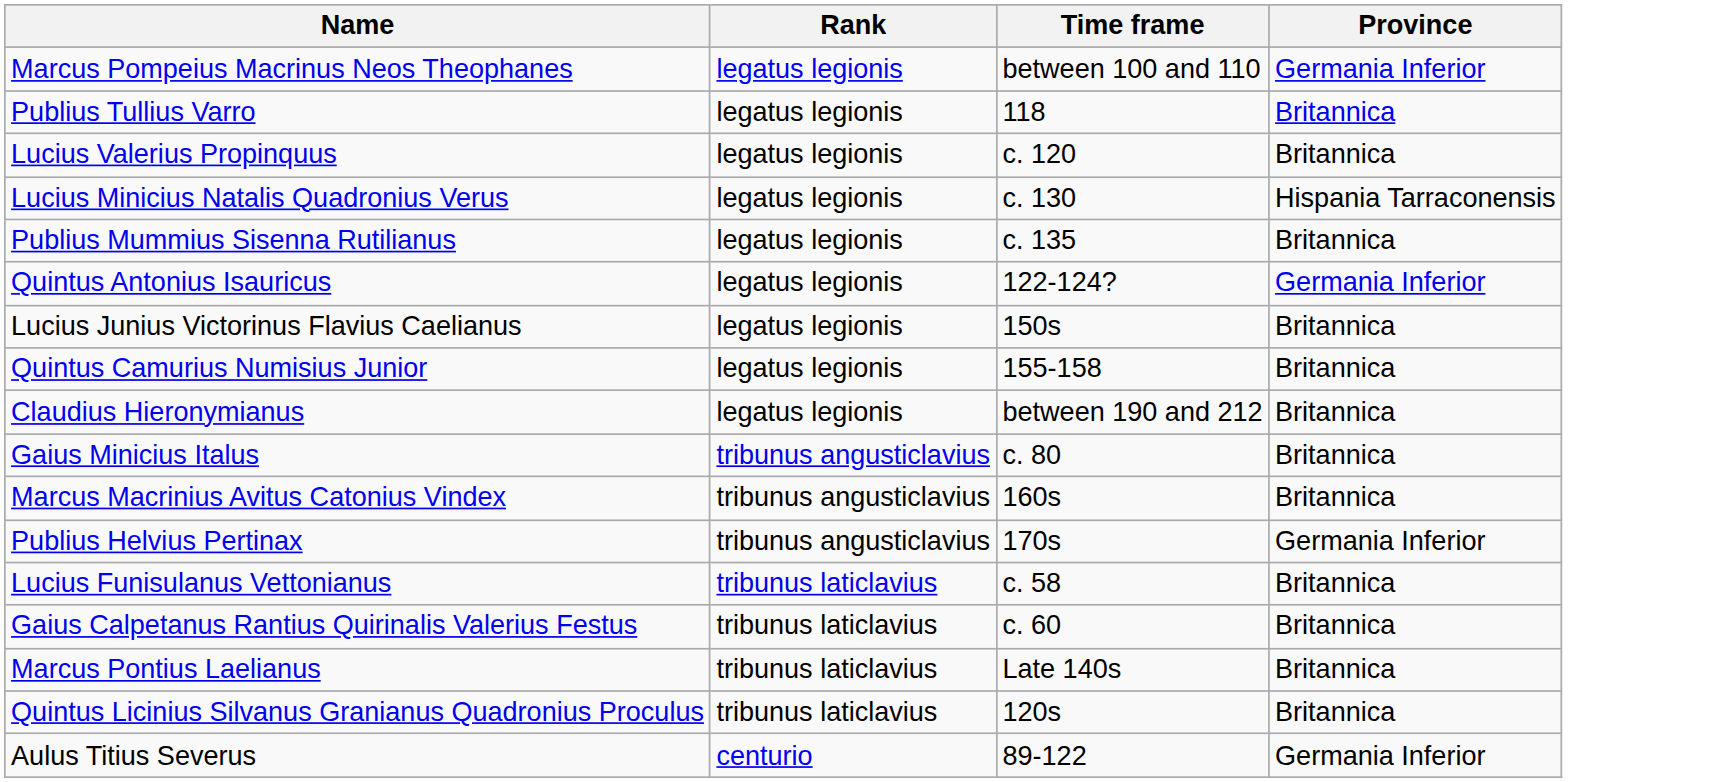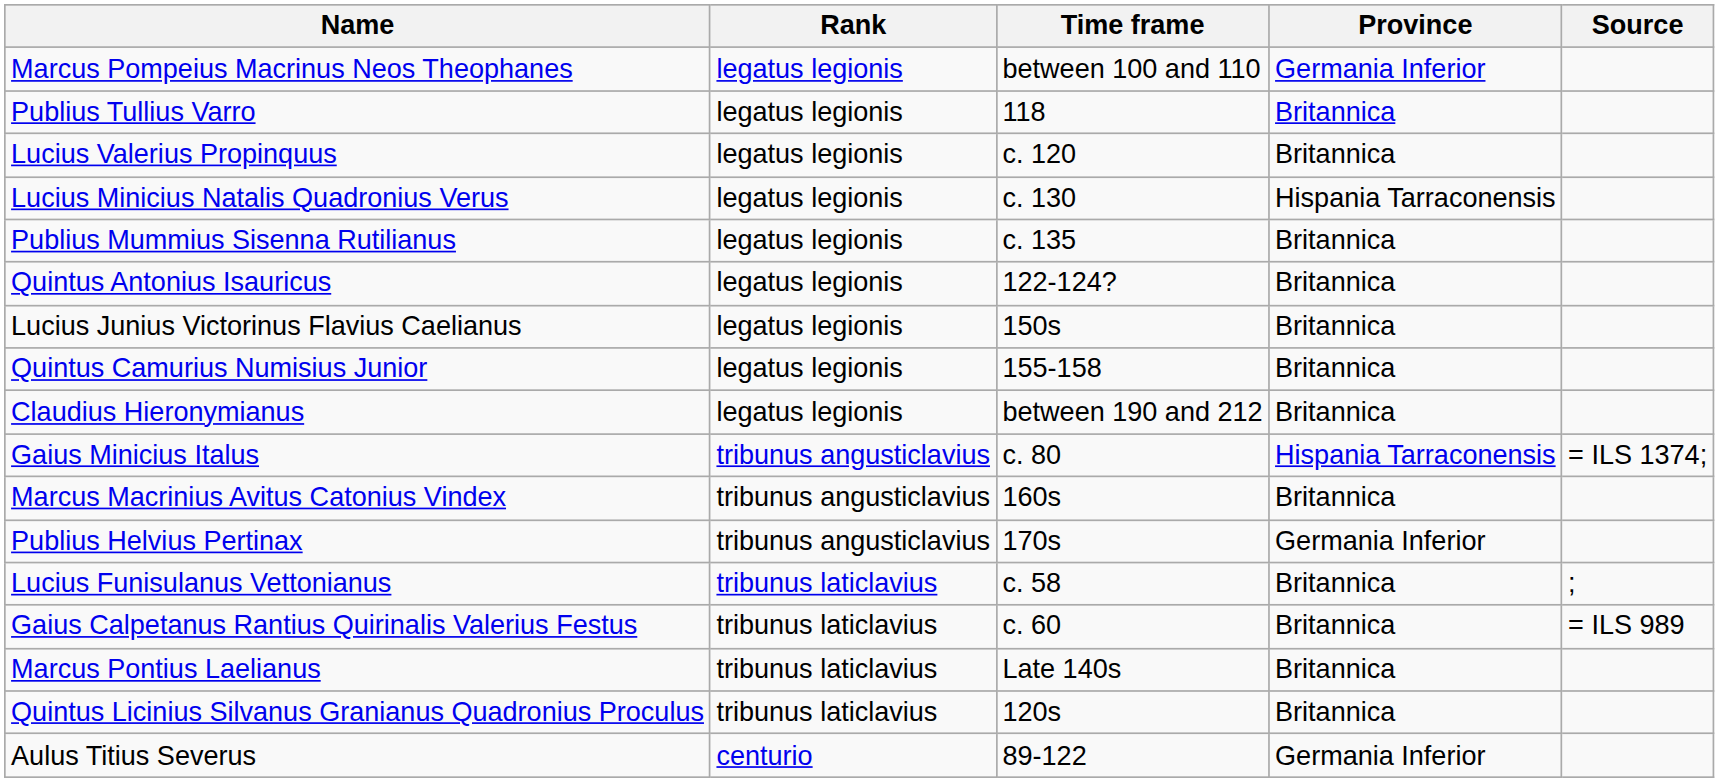+ column: (1638, 25)
(1380, 283) Germania Inferior -> (1335, 283) Britannica
(1335, 454) Britannica -> (1415, 454) Hispania Tarraconensis
